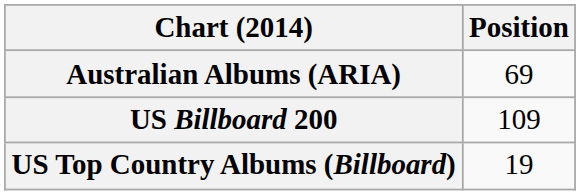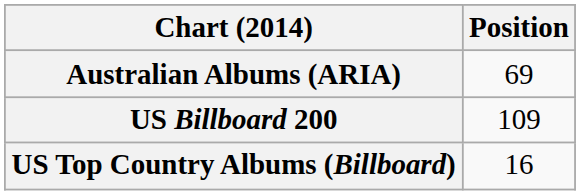(519, 165) 19 -> (519, 165) 16
